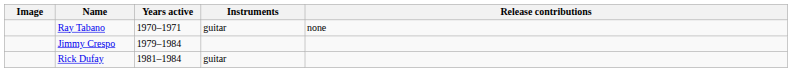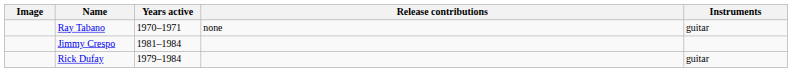columns swapped: (253, 12) <-> (546, 12)
(159, 43) 1979–1984 -> (159, 43) 1981–1984
(159, 59) 1981–1984 -> (159, 59) 1979–1984
